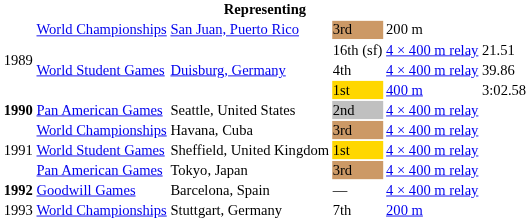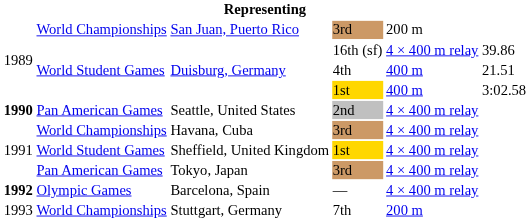(498, 50) 21.51 -> (498, 50) 39.86
(432, 70) 4 × 400 m relay -> (404, 70) 400 m
(498, 70) 39.86 -> (498, 70) 21.51
(86, 190) Goodwill Games -> (84, 190) Olympic Games
